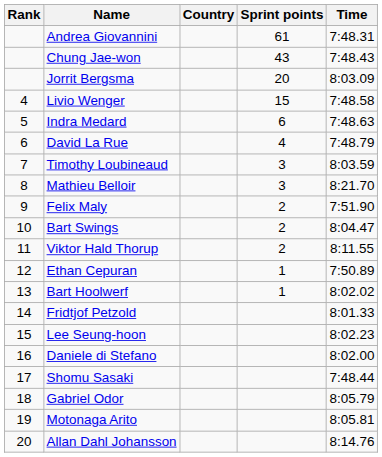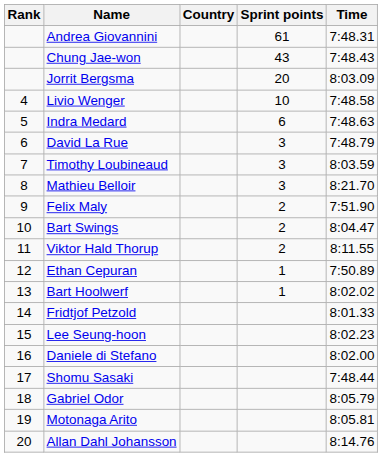(282, 100) 15 -> (282, 100) 10
(282, 143) 4 -> (282, 143) 3
